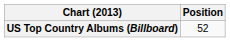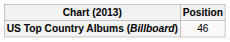(203, 28) 52 -> (203, 28) 46
